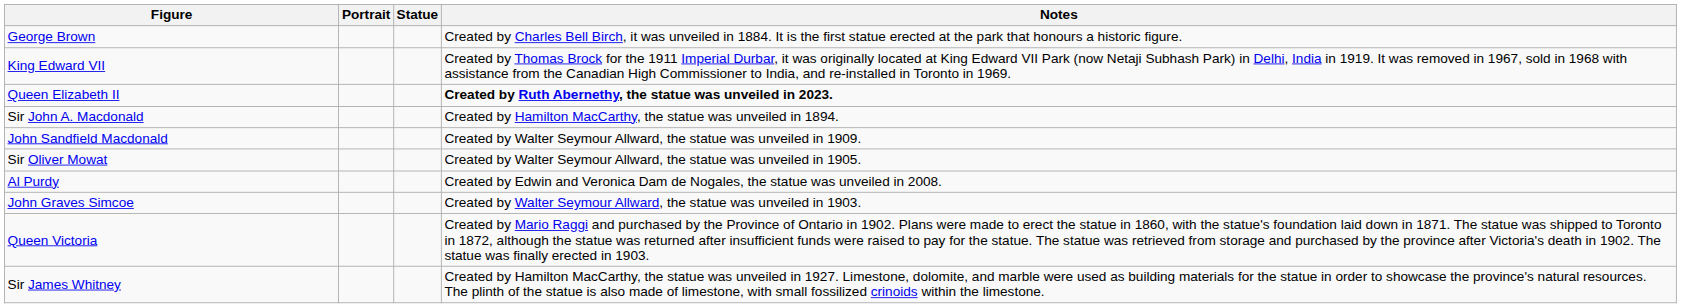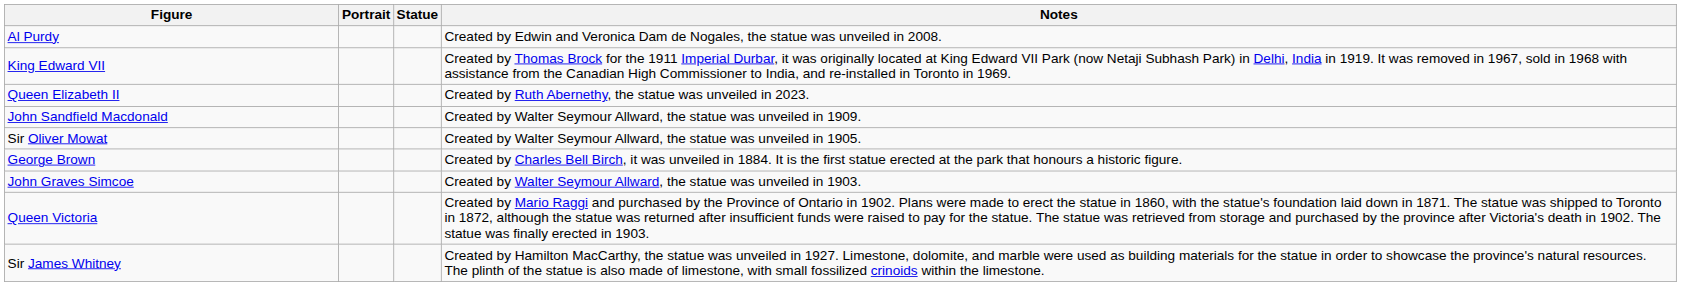rows swapped: (51, 36) <-> (33, 181)
(639, 95) bold -> (627, 95) normal
- row: (76, 116)
